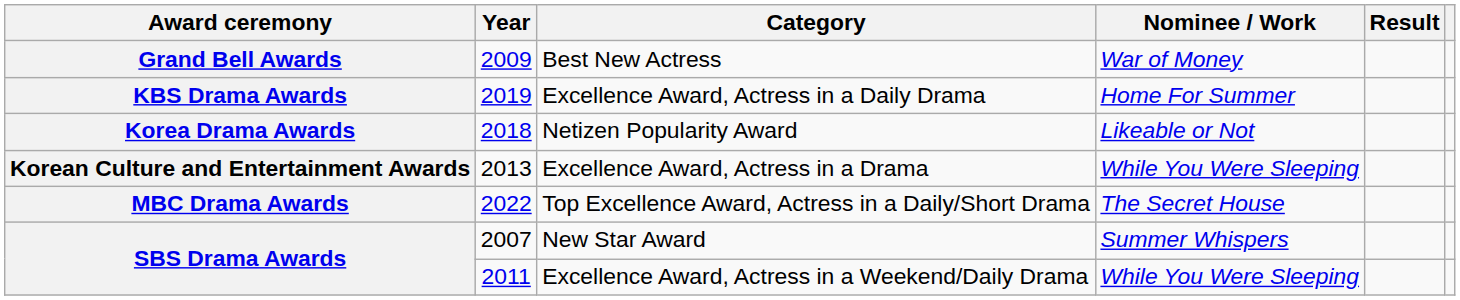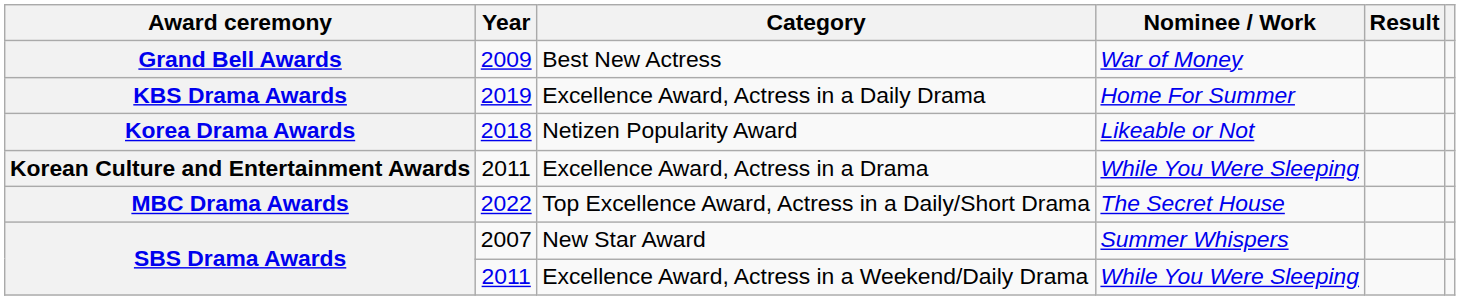(506, 167) 2013 -> (506, 167) 2011
